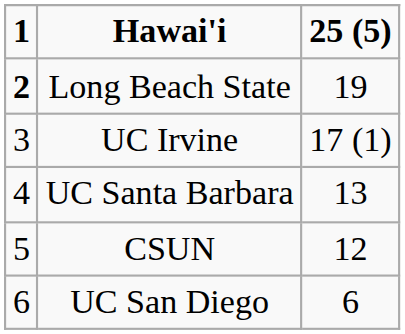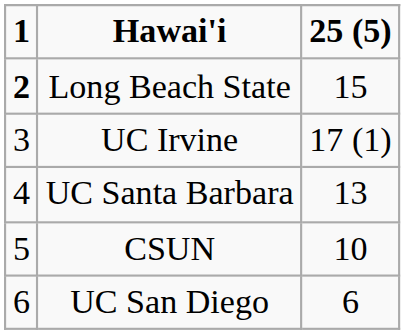(350, 85) 19 -> (350, 85) 15
(350, 247) 12 -> (350, 247) 10
